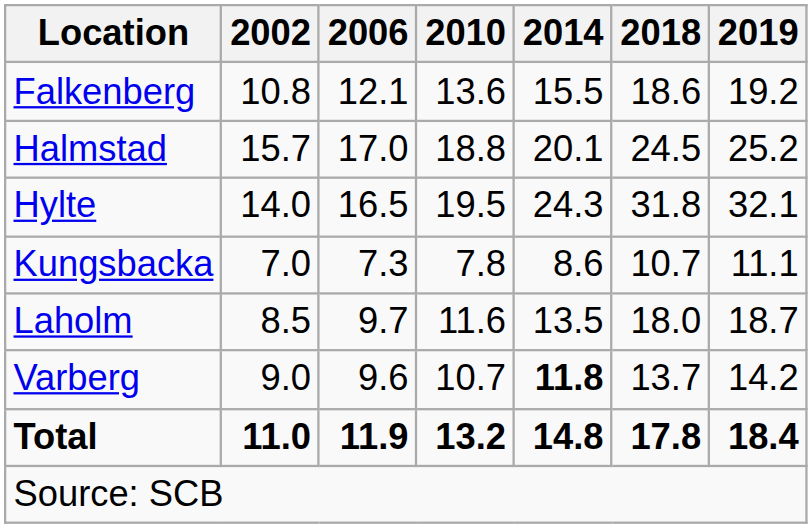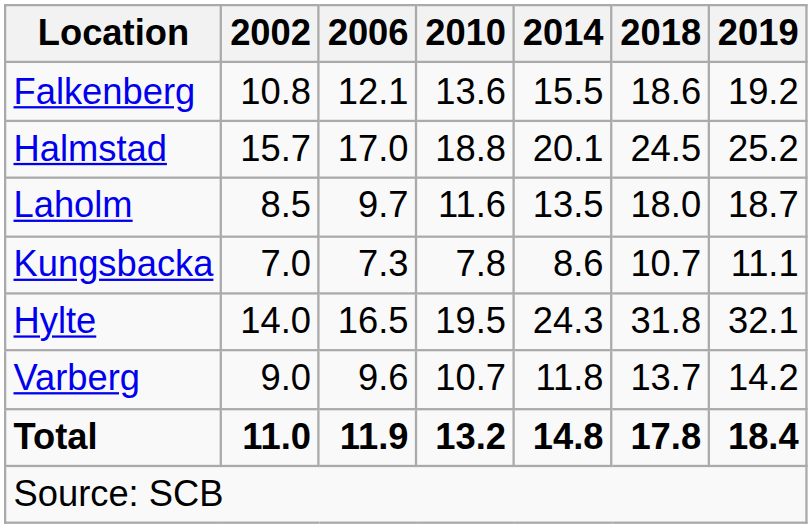rows swapped: (55, 206) <-> (73, 321)
(569, 378) bold -> (570, 378) normal
